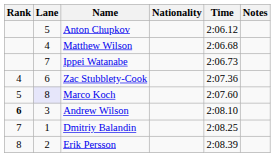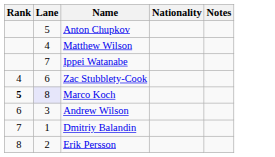- column: (222, 12)
(19, 95) normal -> (19, 95) bold
(19, 111) bold -> (19, 111) normal
